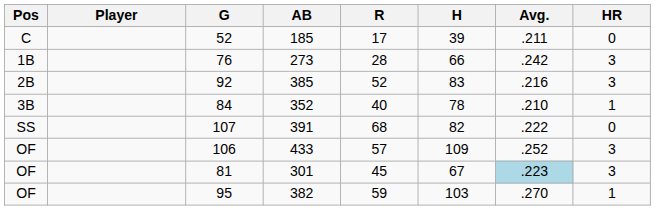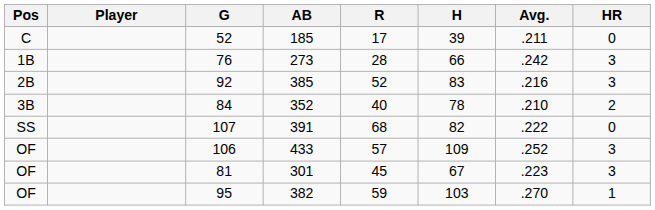(612, 104) 1 -> (612, 104) 2
(534, 171) lightblue background -> (534, 171) no background
